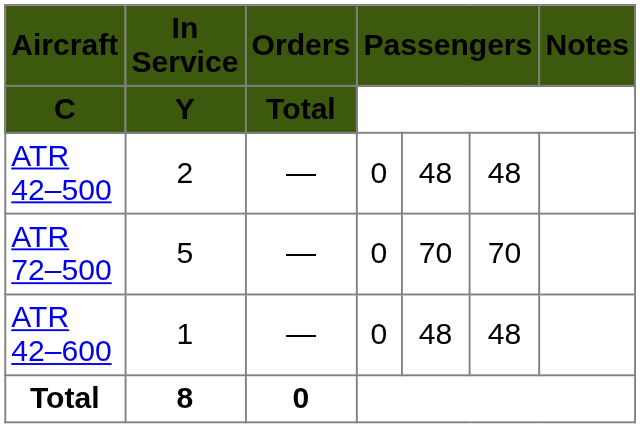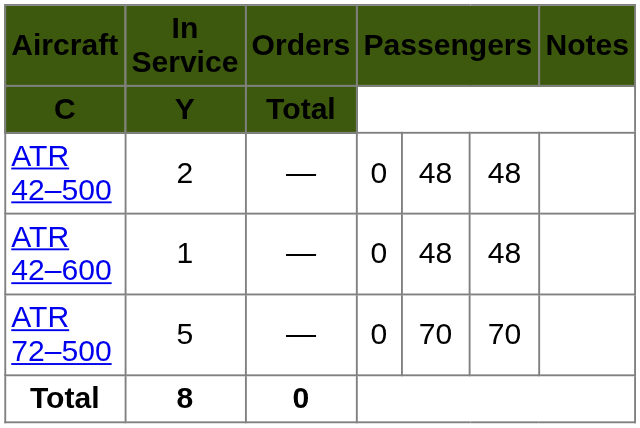rows swapped: (61, 334) <-> (61, 253)
